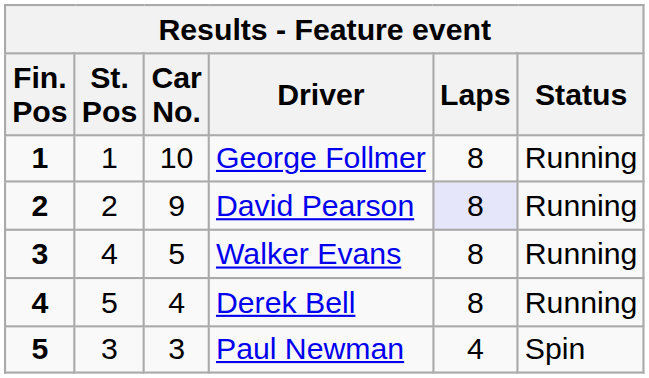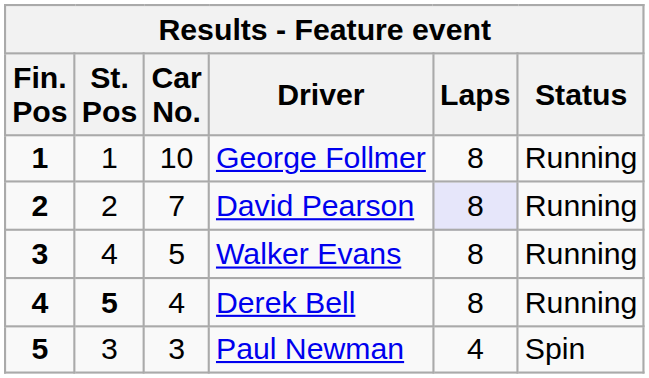(177, 206) 9 -> (177, 206) 7
(109, 302) normal -> (109, 302) bold
